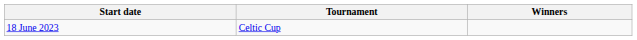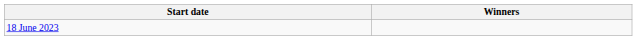- column: (352, 12)
